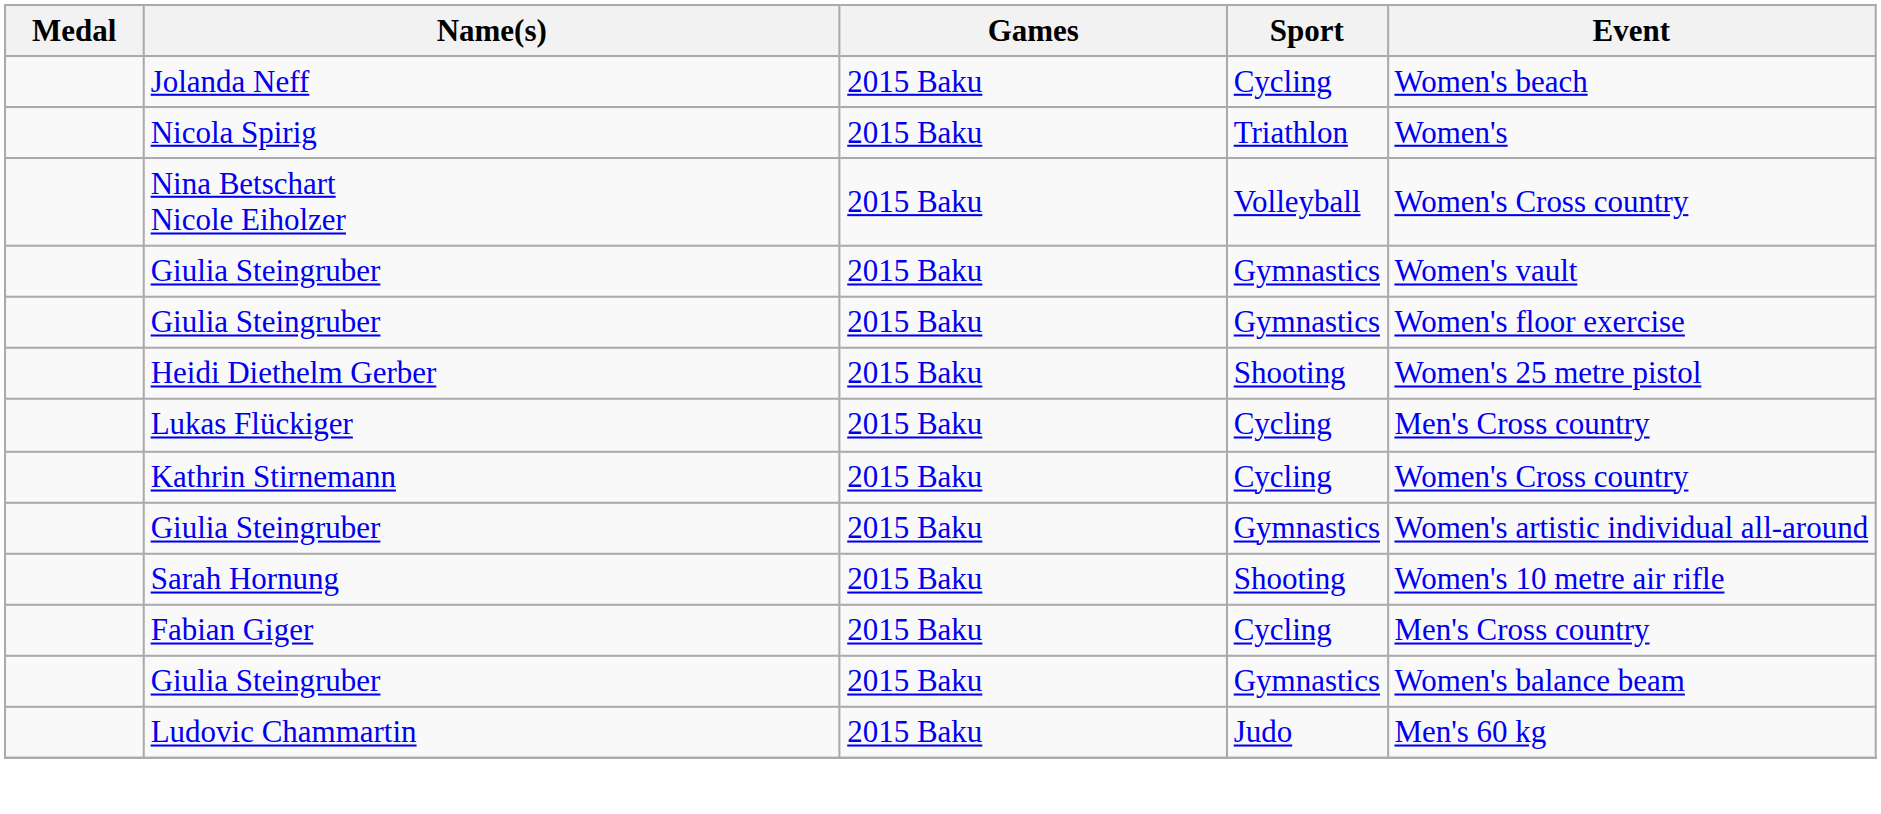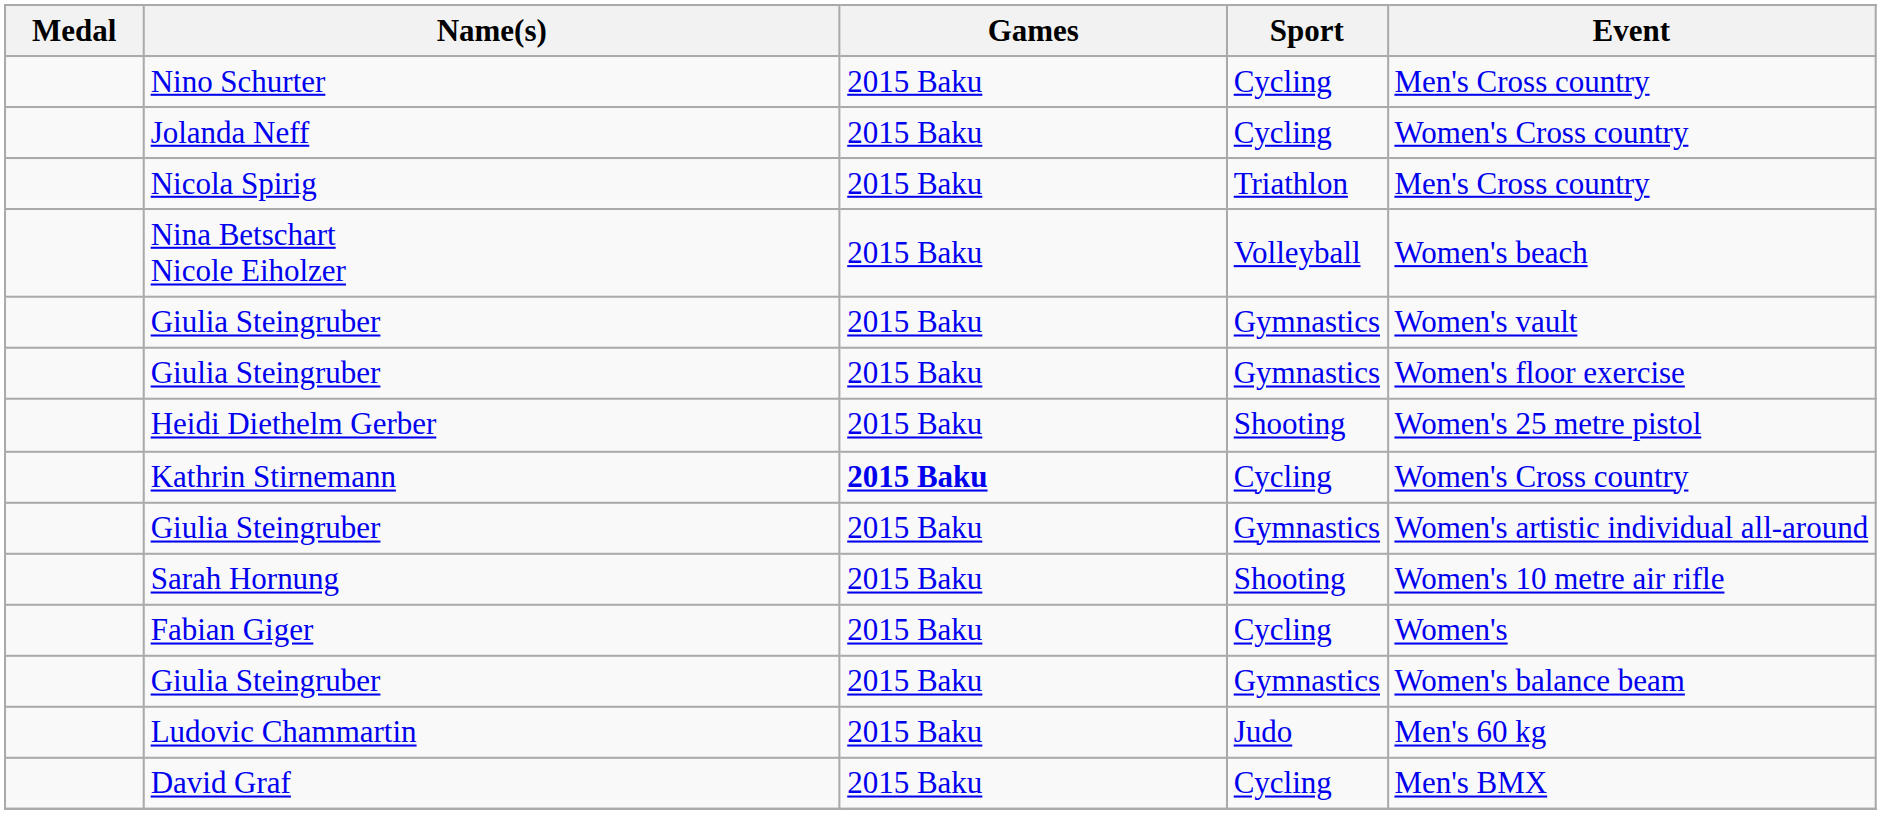+ row: (238, 81)
(1491, 81) Women's beach -> (1541, 132) Women's Cross country
(1451, 132) Women's -> (1522, 183) Men's Cross country
(1541, 201) Women's Cross country -> (1491, 253) Women's beach
- row: (252, 424)
(915, 475) normal -> (917, 475) bold
(1522, 629) Men's Cross country -> (1451, 629) Women's
+ row: (221, 782)
